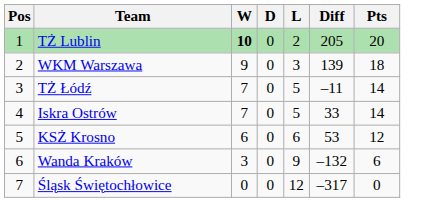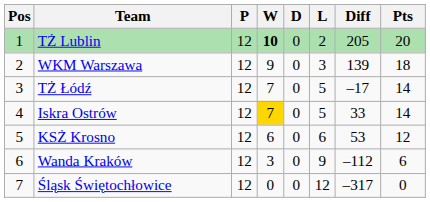+ column: (244, 16)
(332, 88) –11 -> (358, 88) –17
(244, 112) no background -> (270, 112) gold background
(332, 161) –132 -> (358, 161) –112
